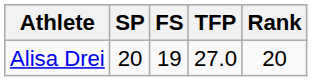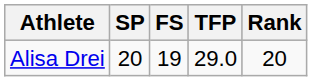(215, 58) 27.0 -> (215, 58) 29.0
